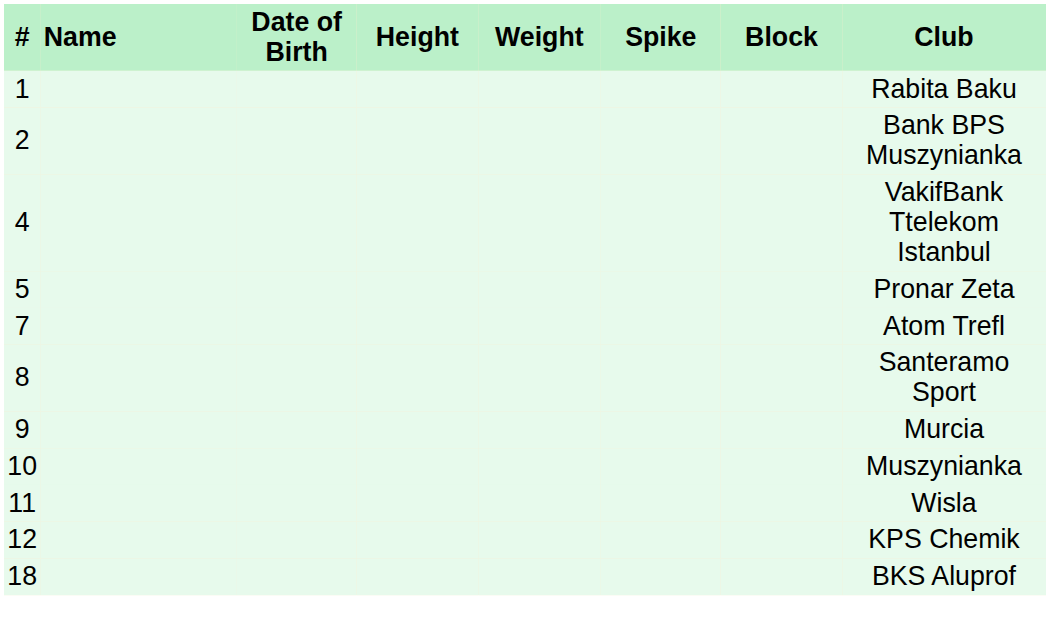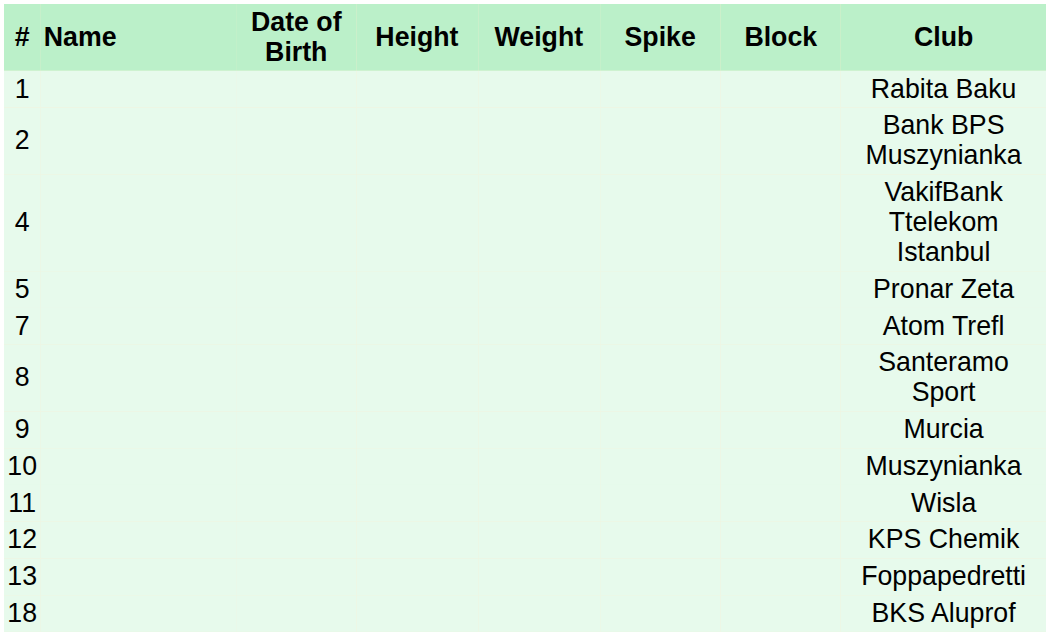+ row: (22, 576)
